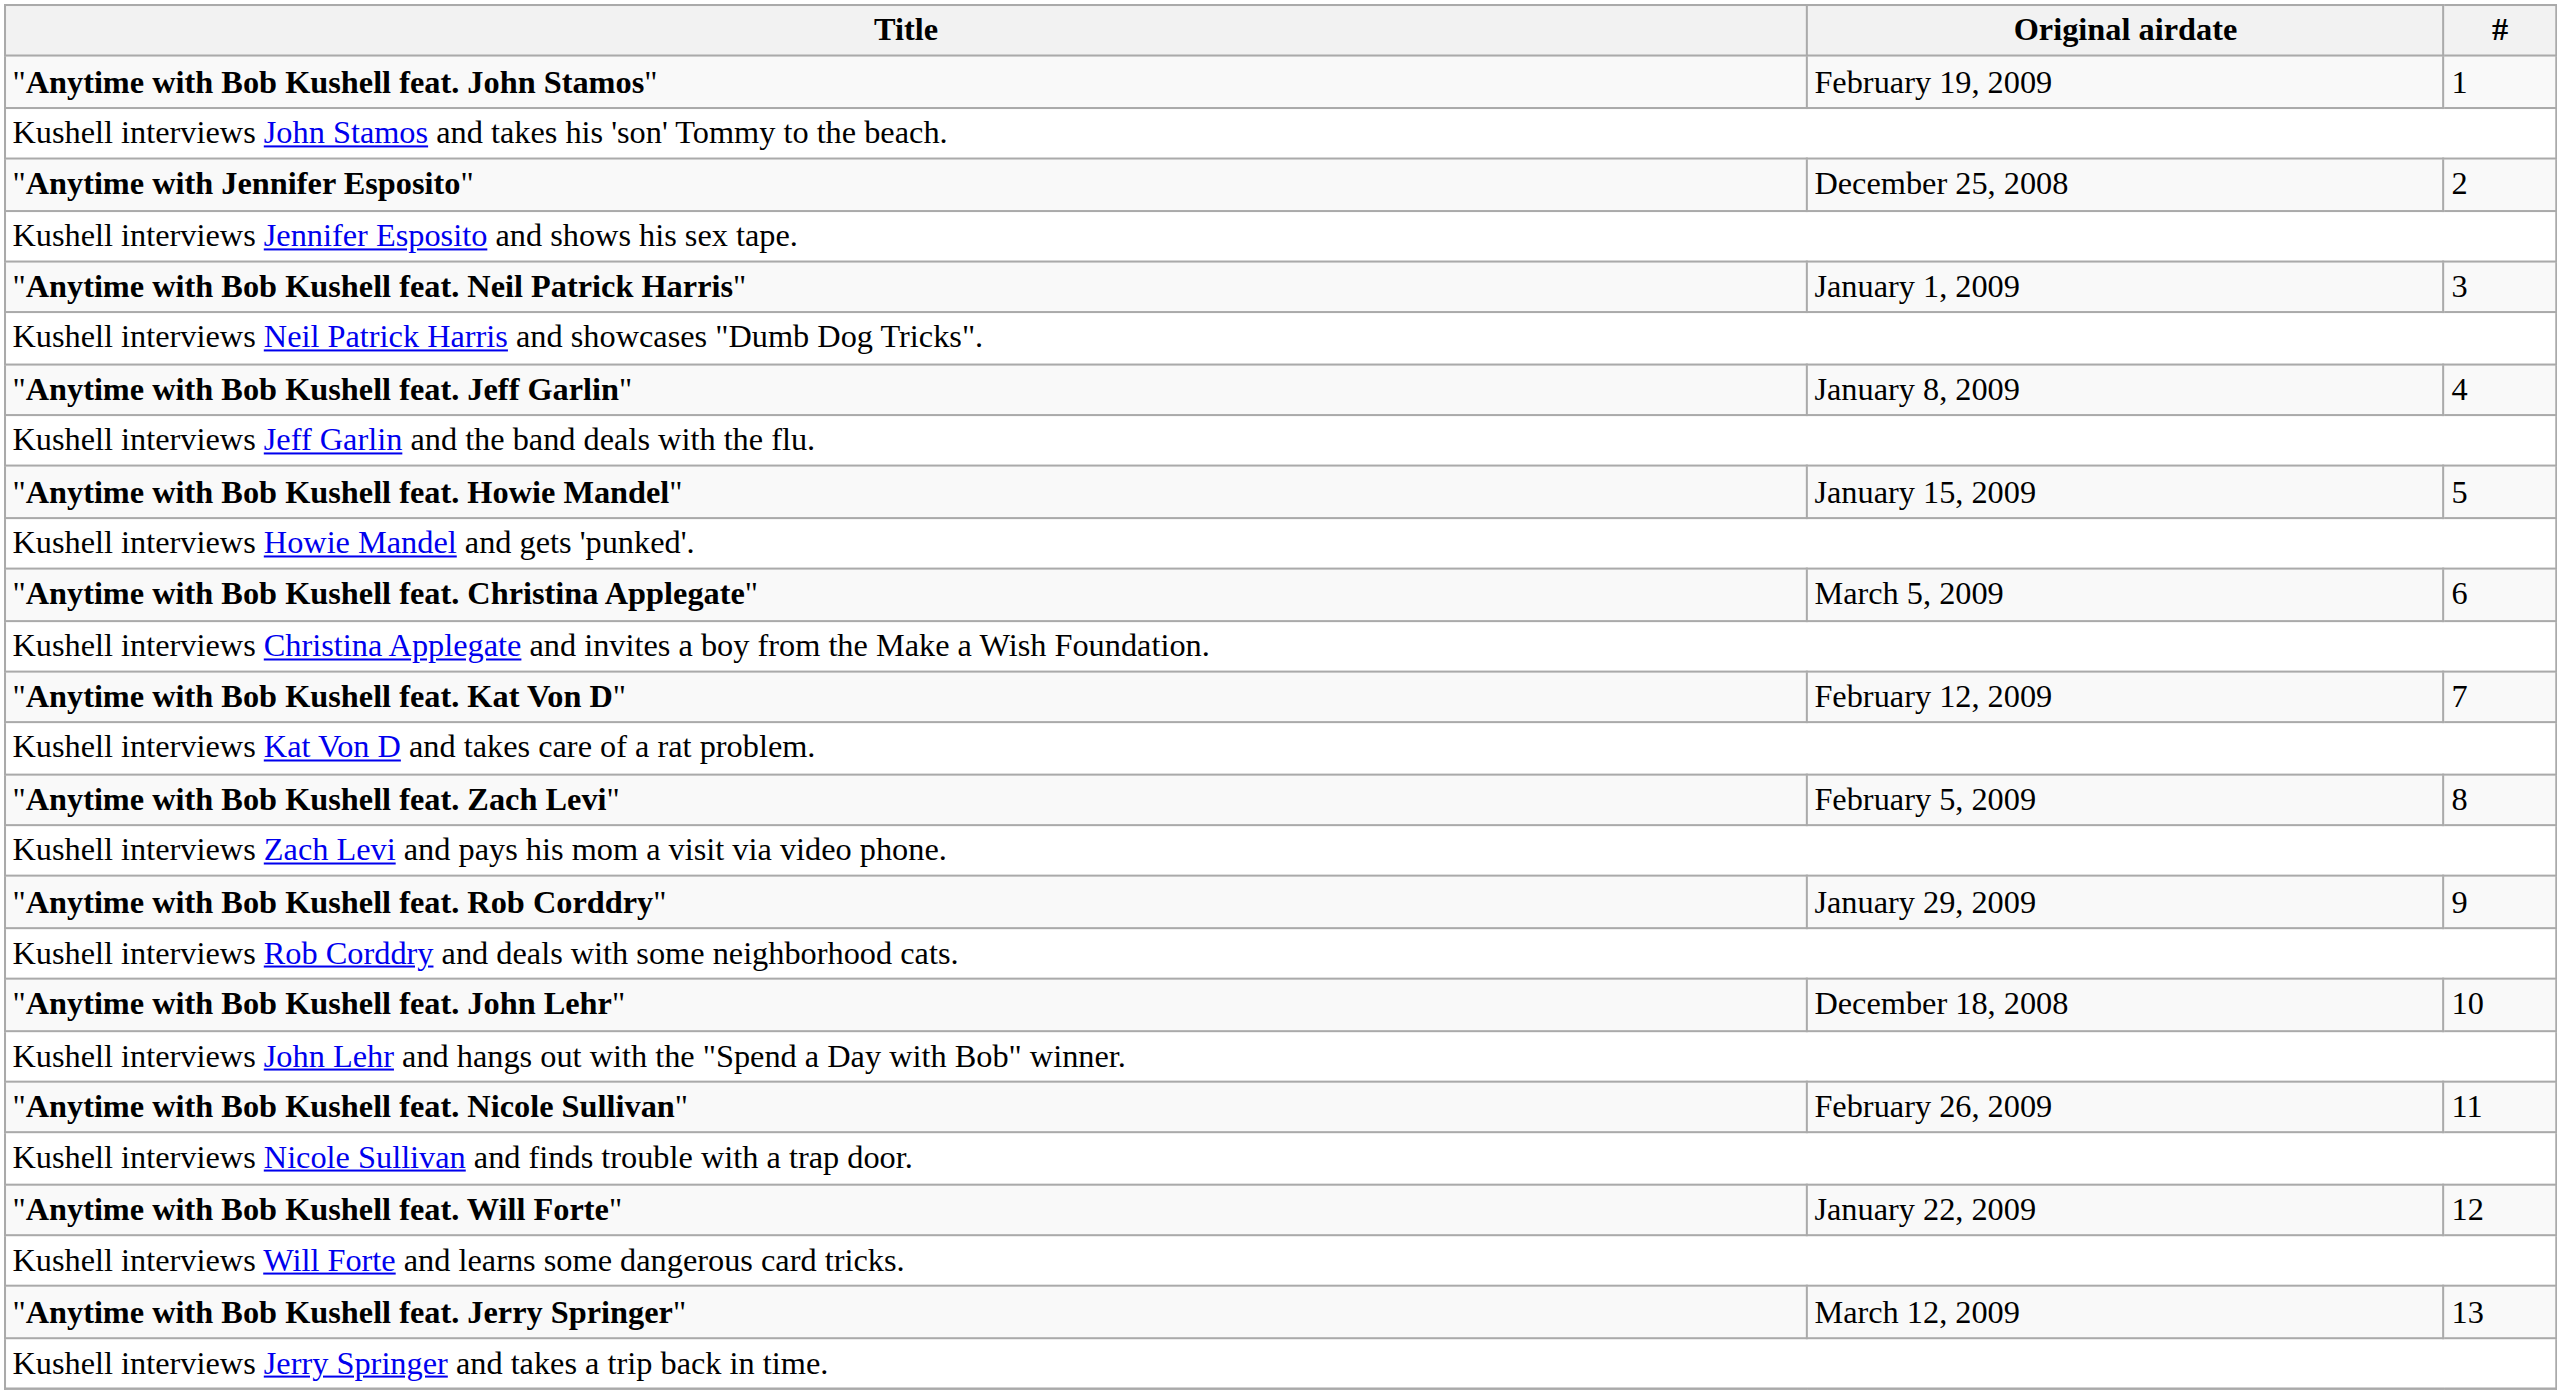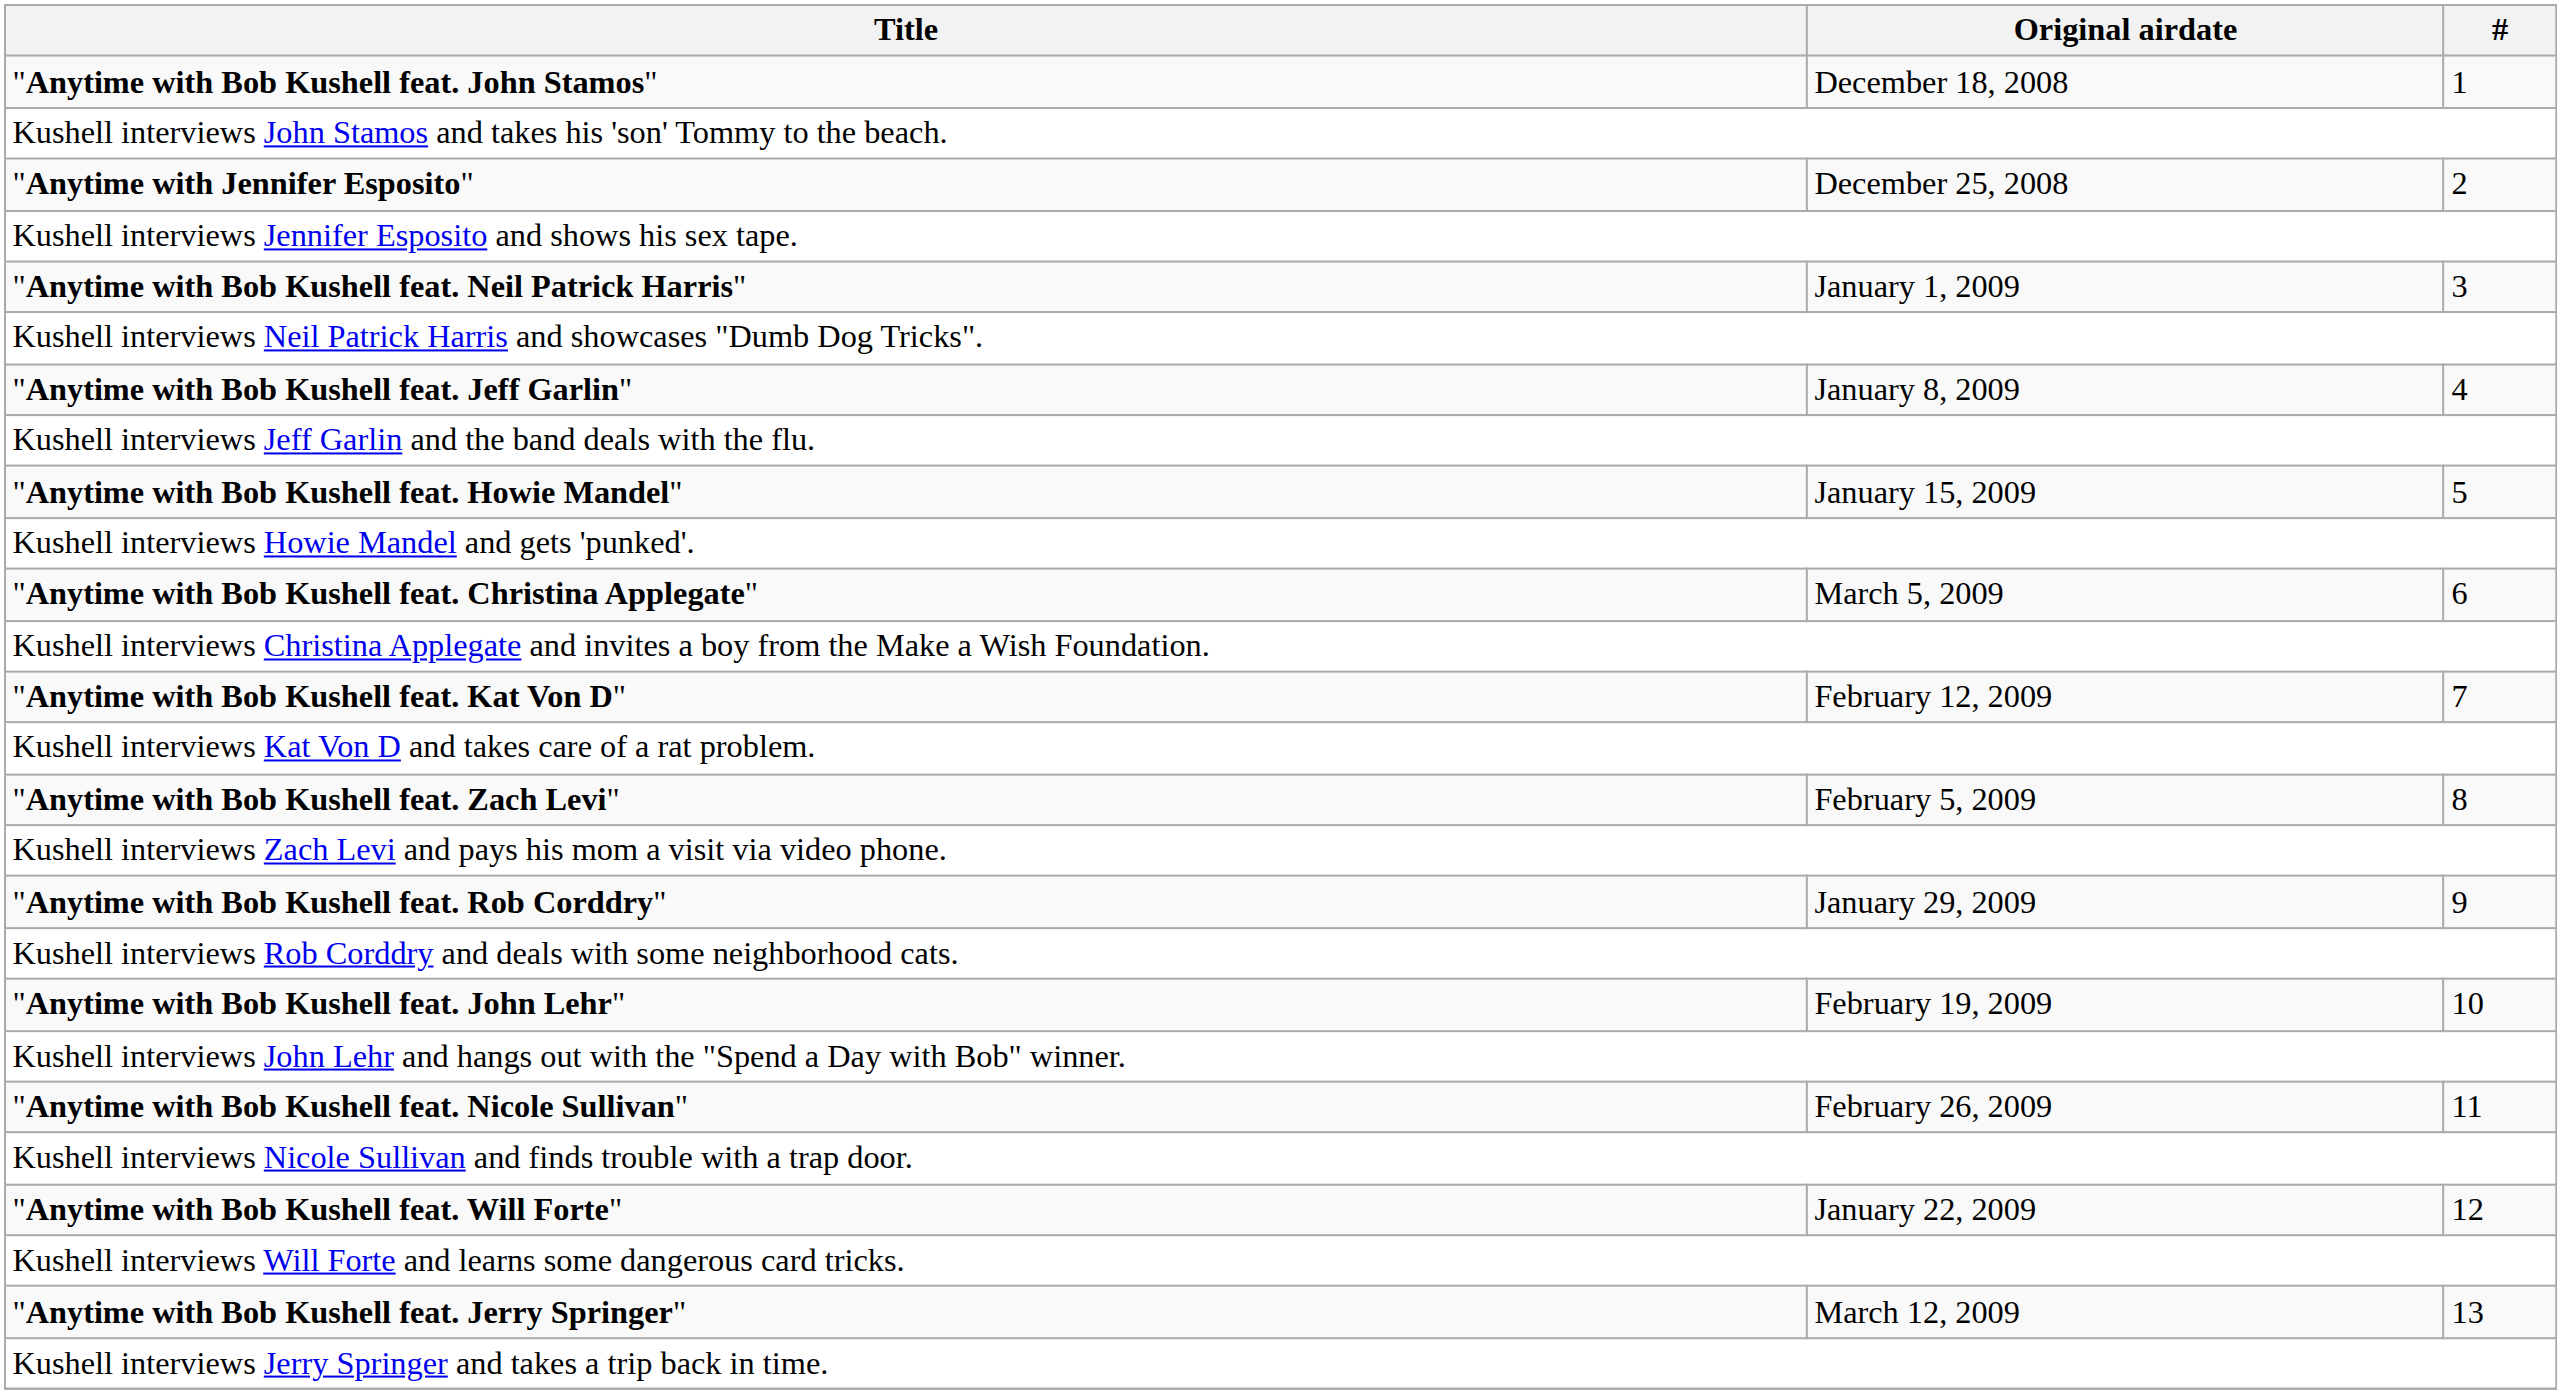(1933, 81) February 19, 2009 -> (1941, 81) December 18, 2008
(1941, 1004) December 18, 2008 -> (1933, 1004) February 19, 2009
